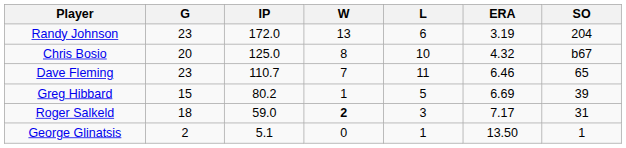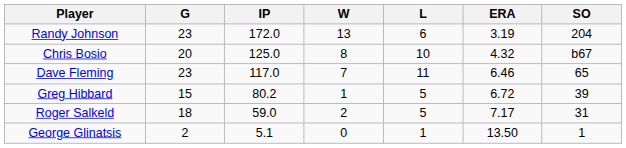(264, 73) 110.7 -> (264, 73) 117.0
(502, 93) 6.69 -> (502, 93) 6.72
(344, 113) bold -> (344, 113) normal
(423, 113) 3 -> (423, 113) 5
